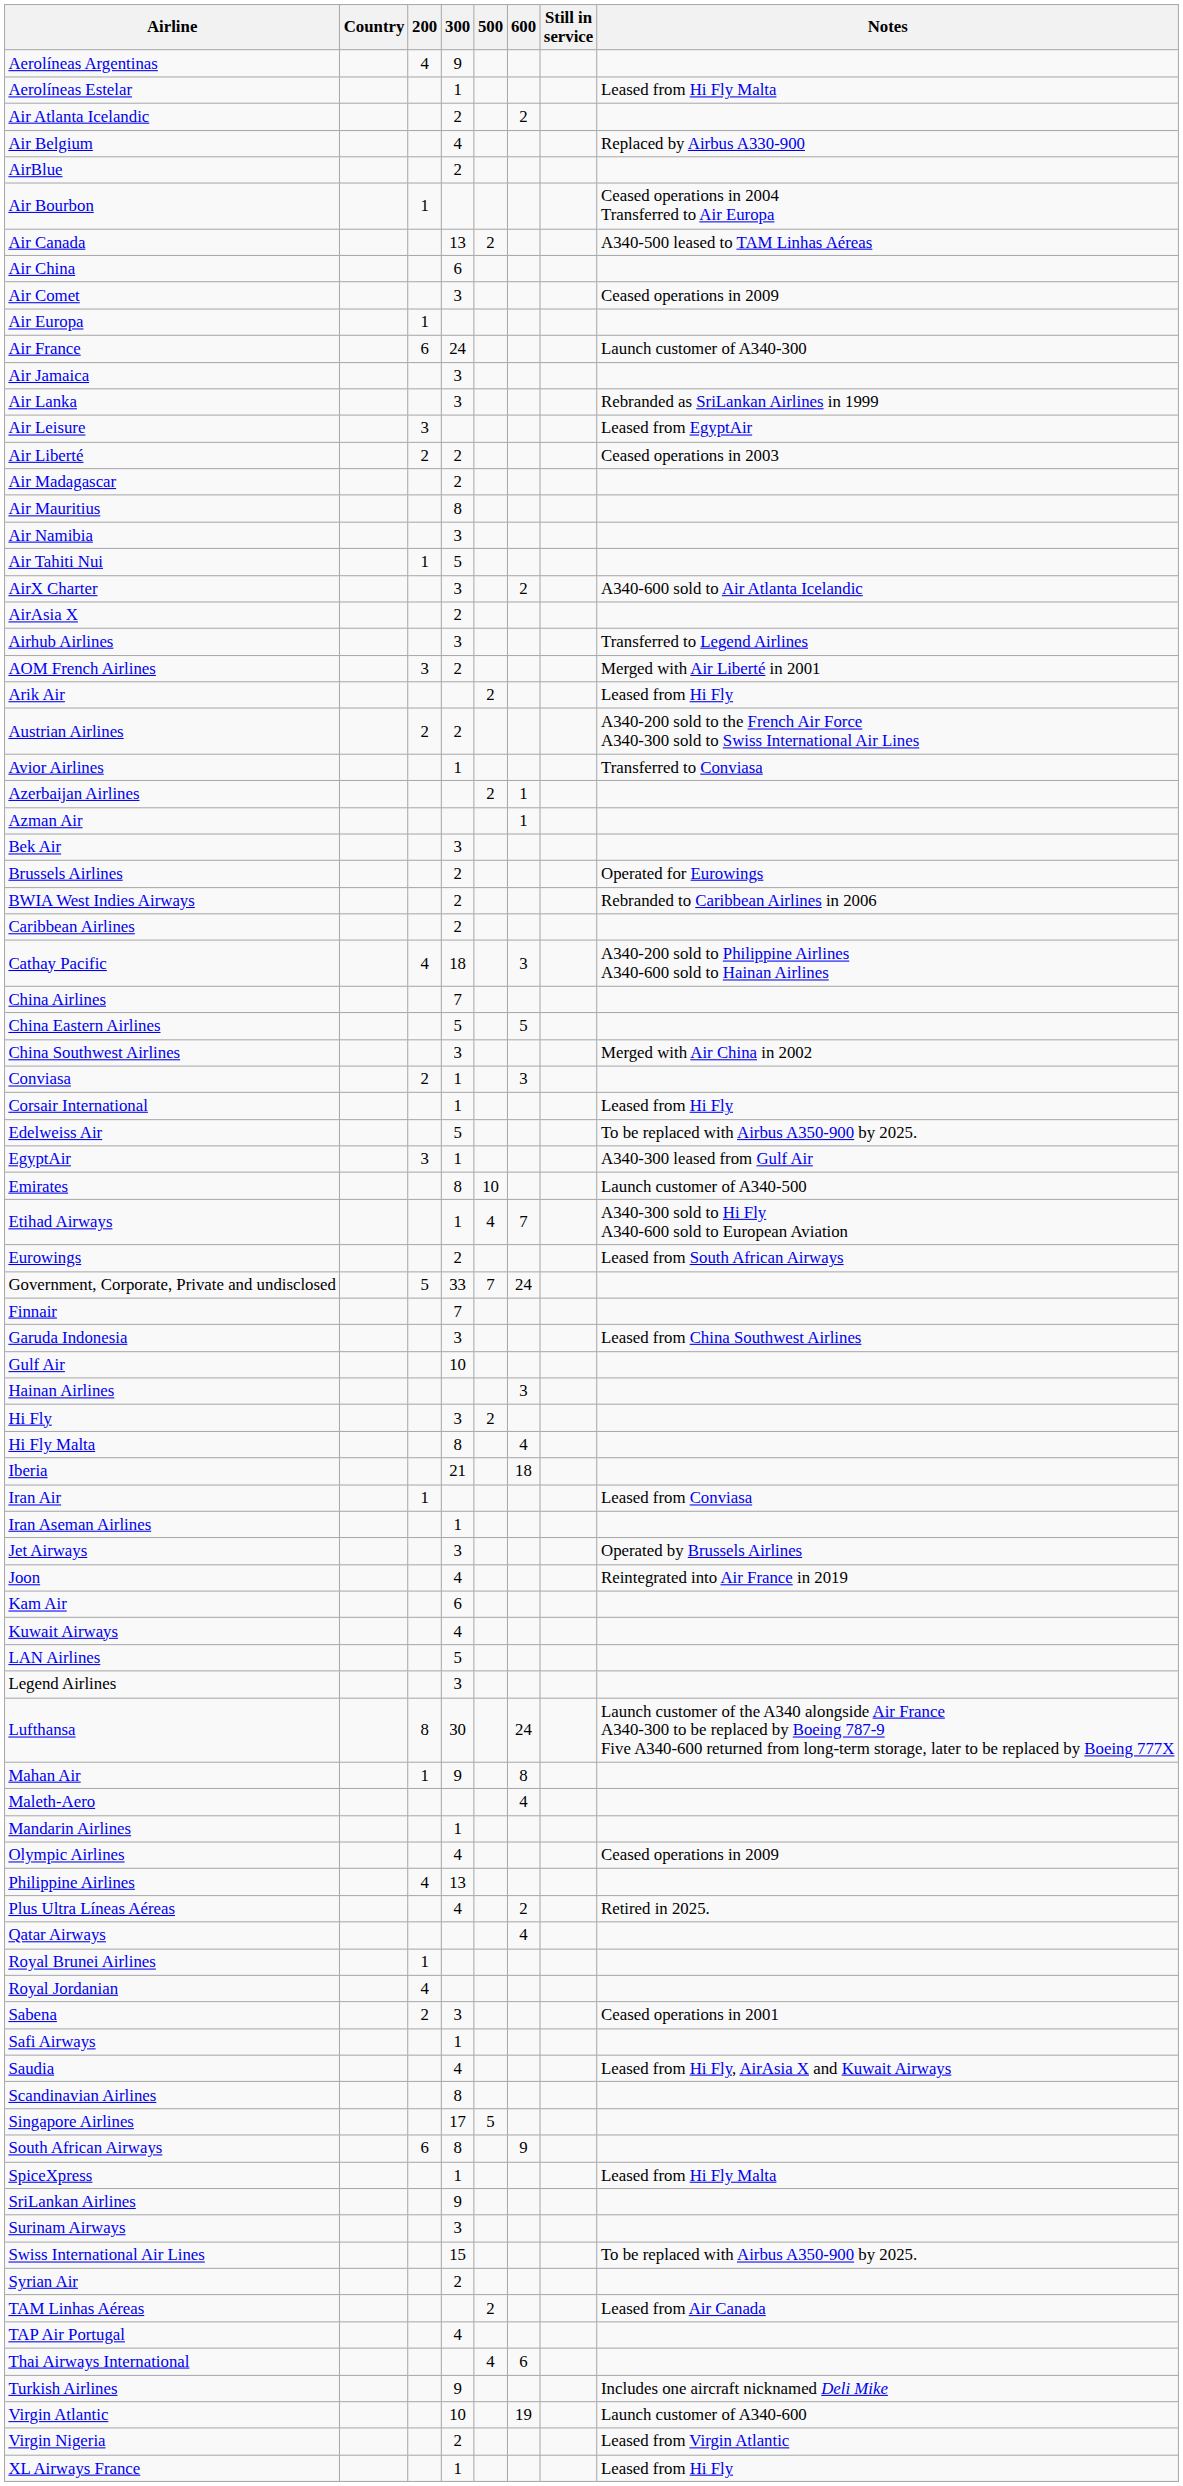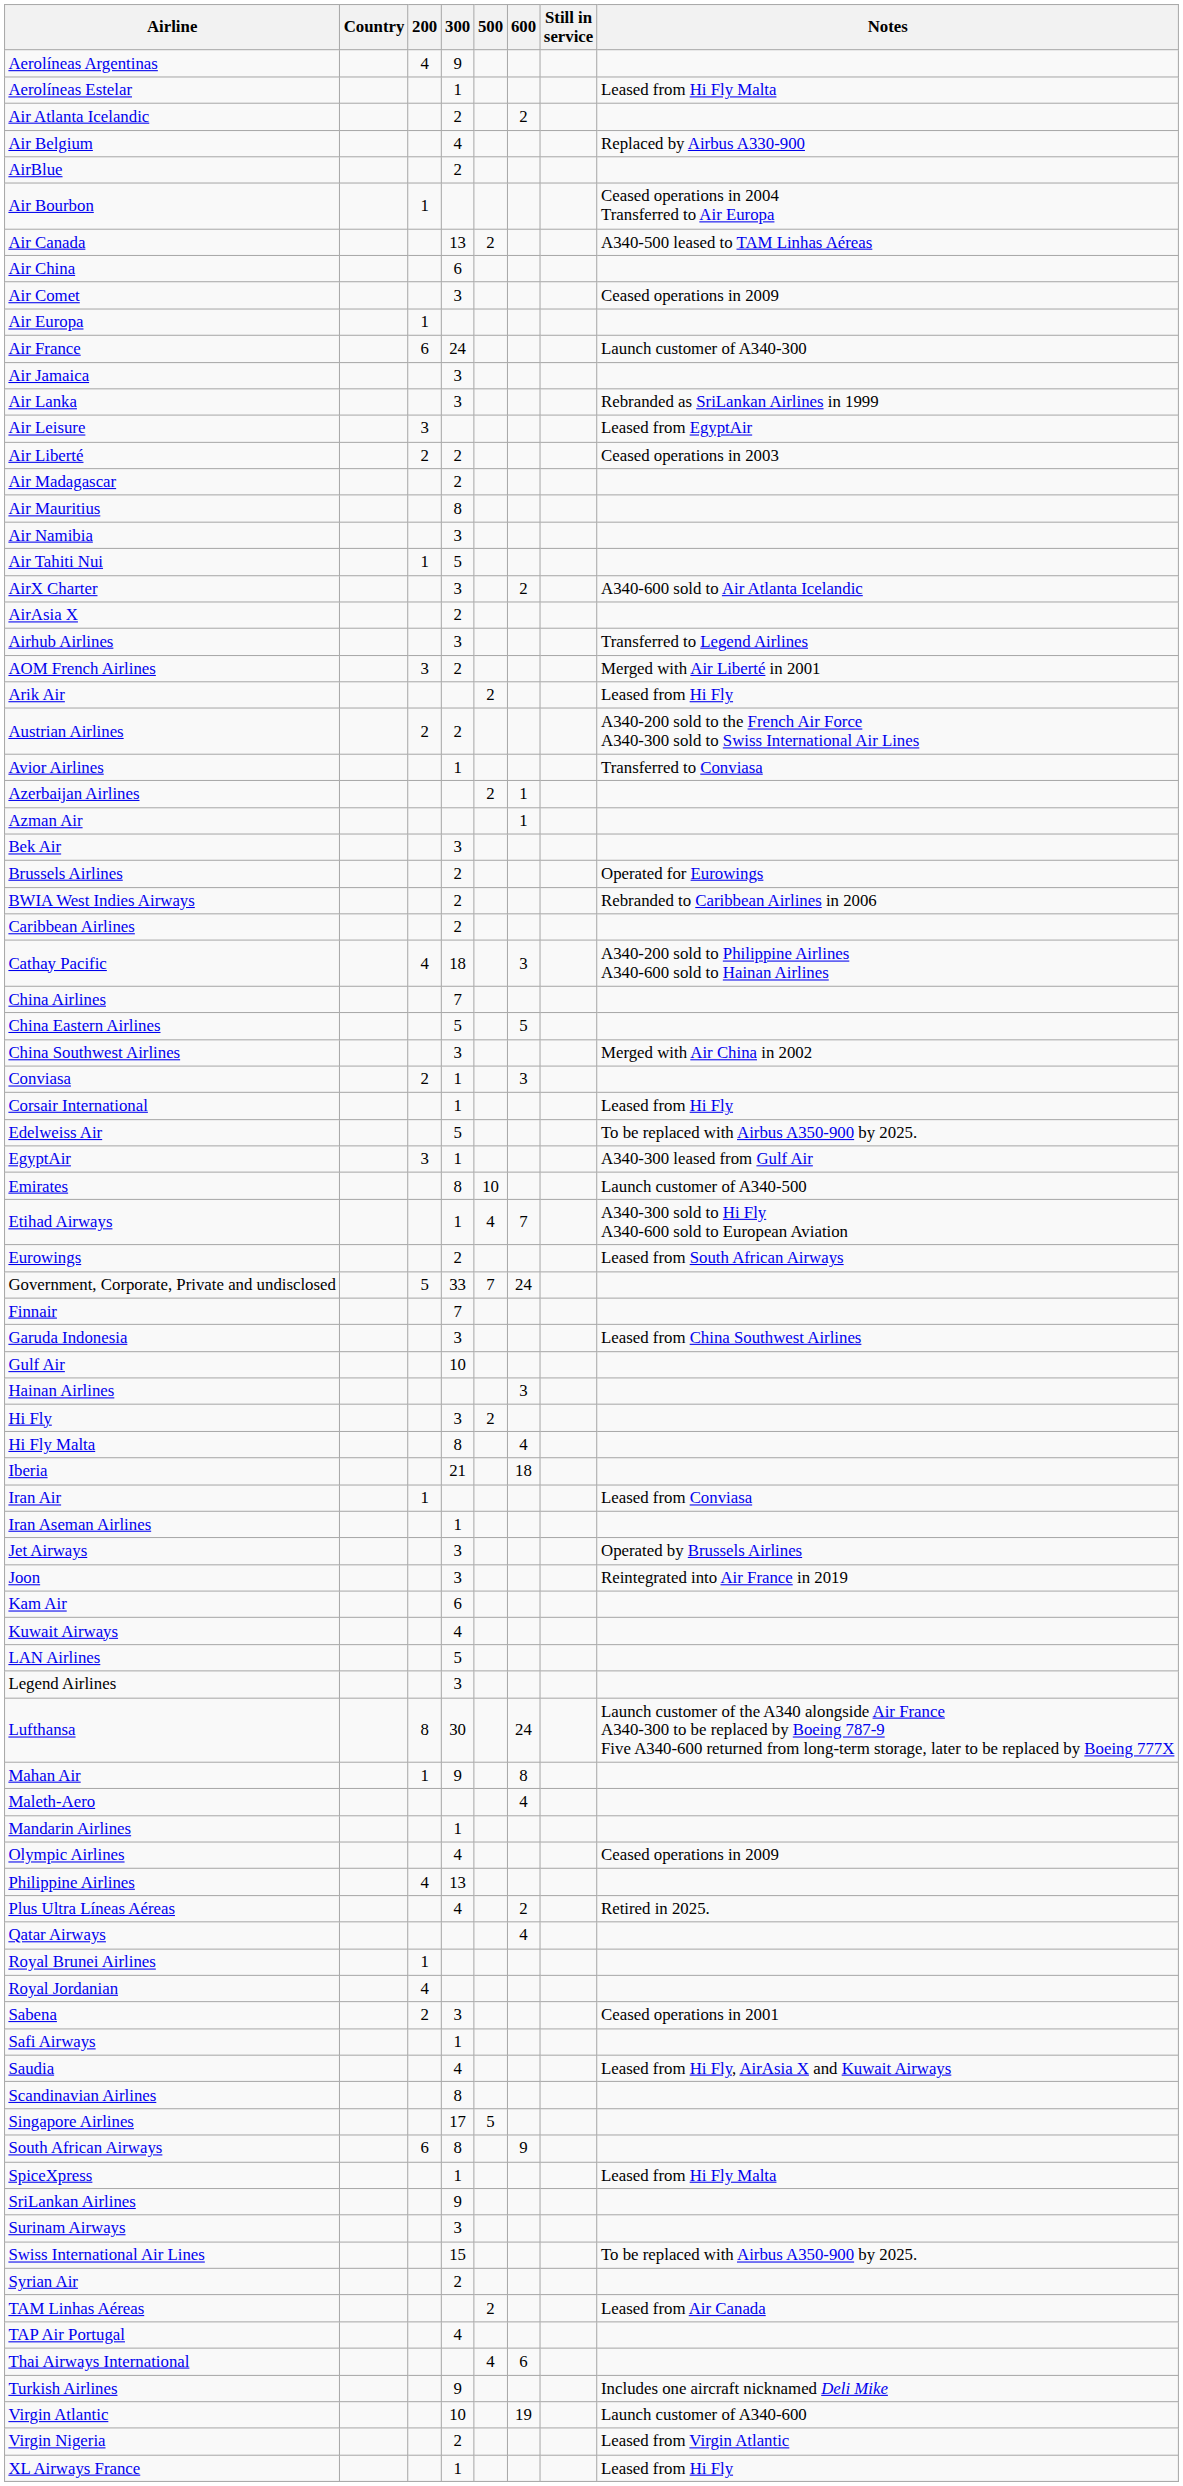(458, 1577) 4 -> (458, 1577) 3
